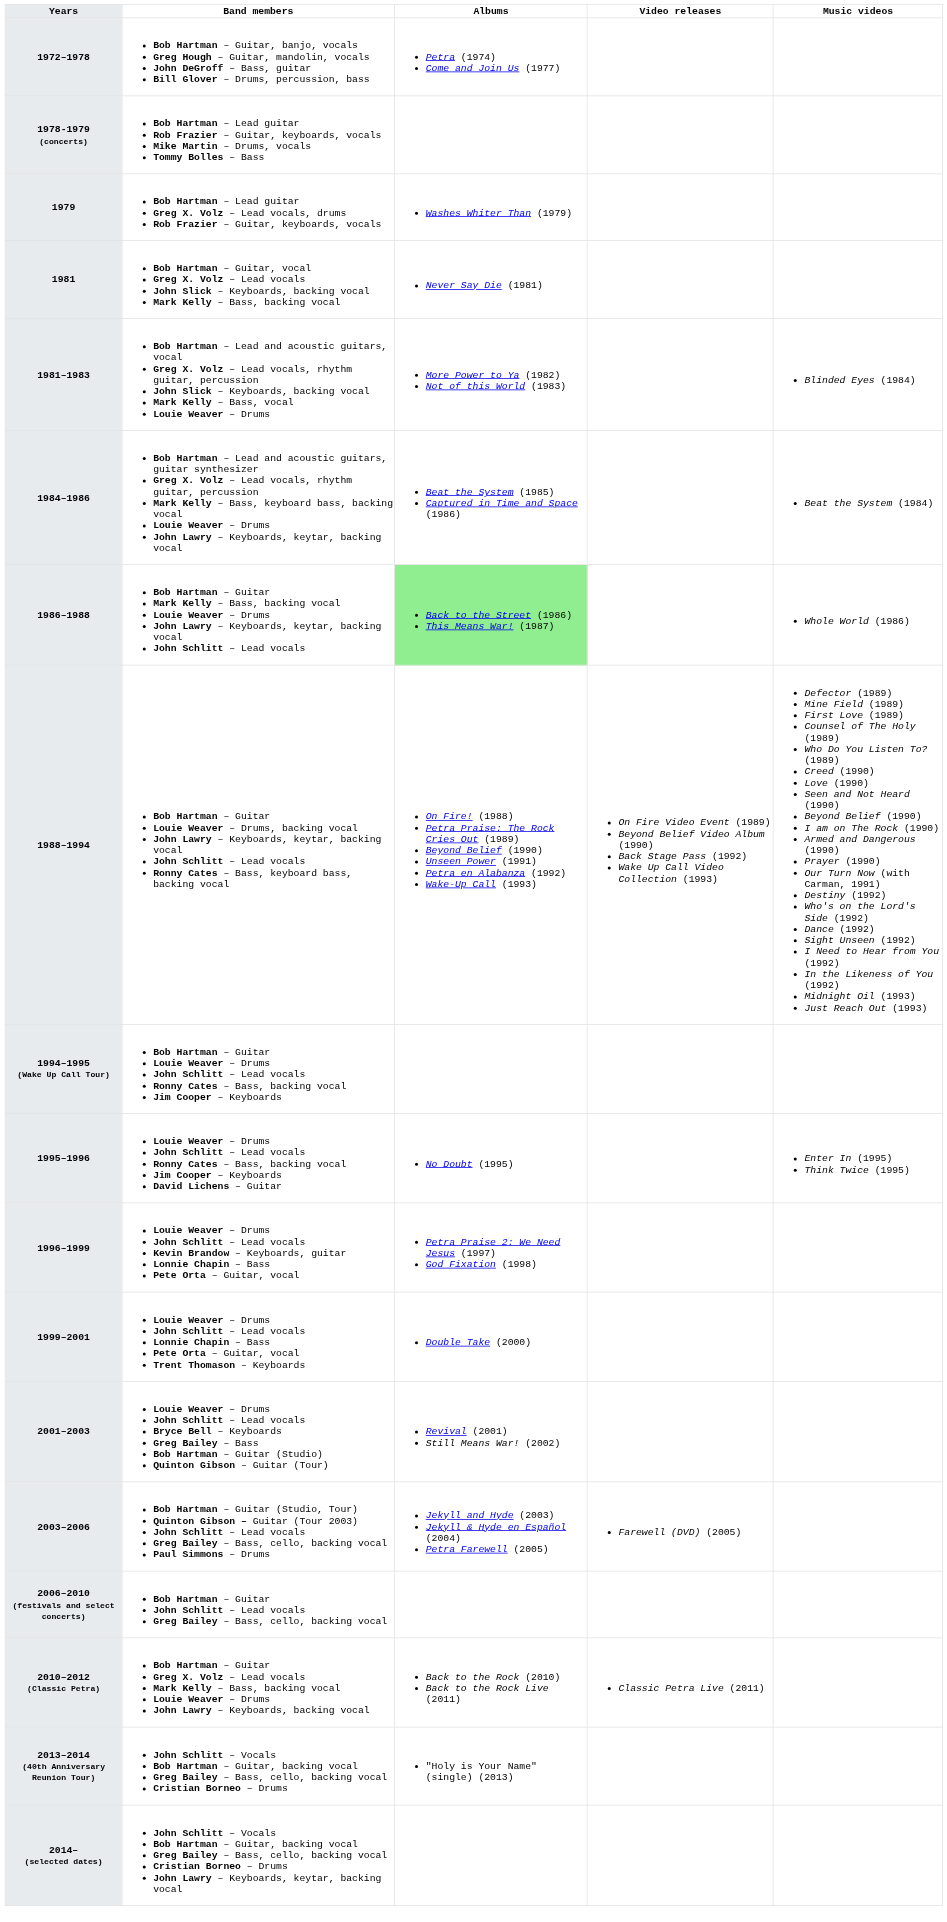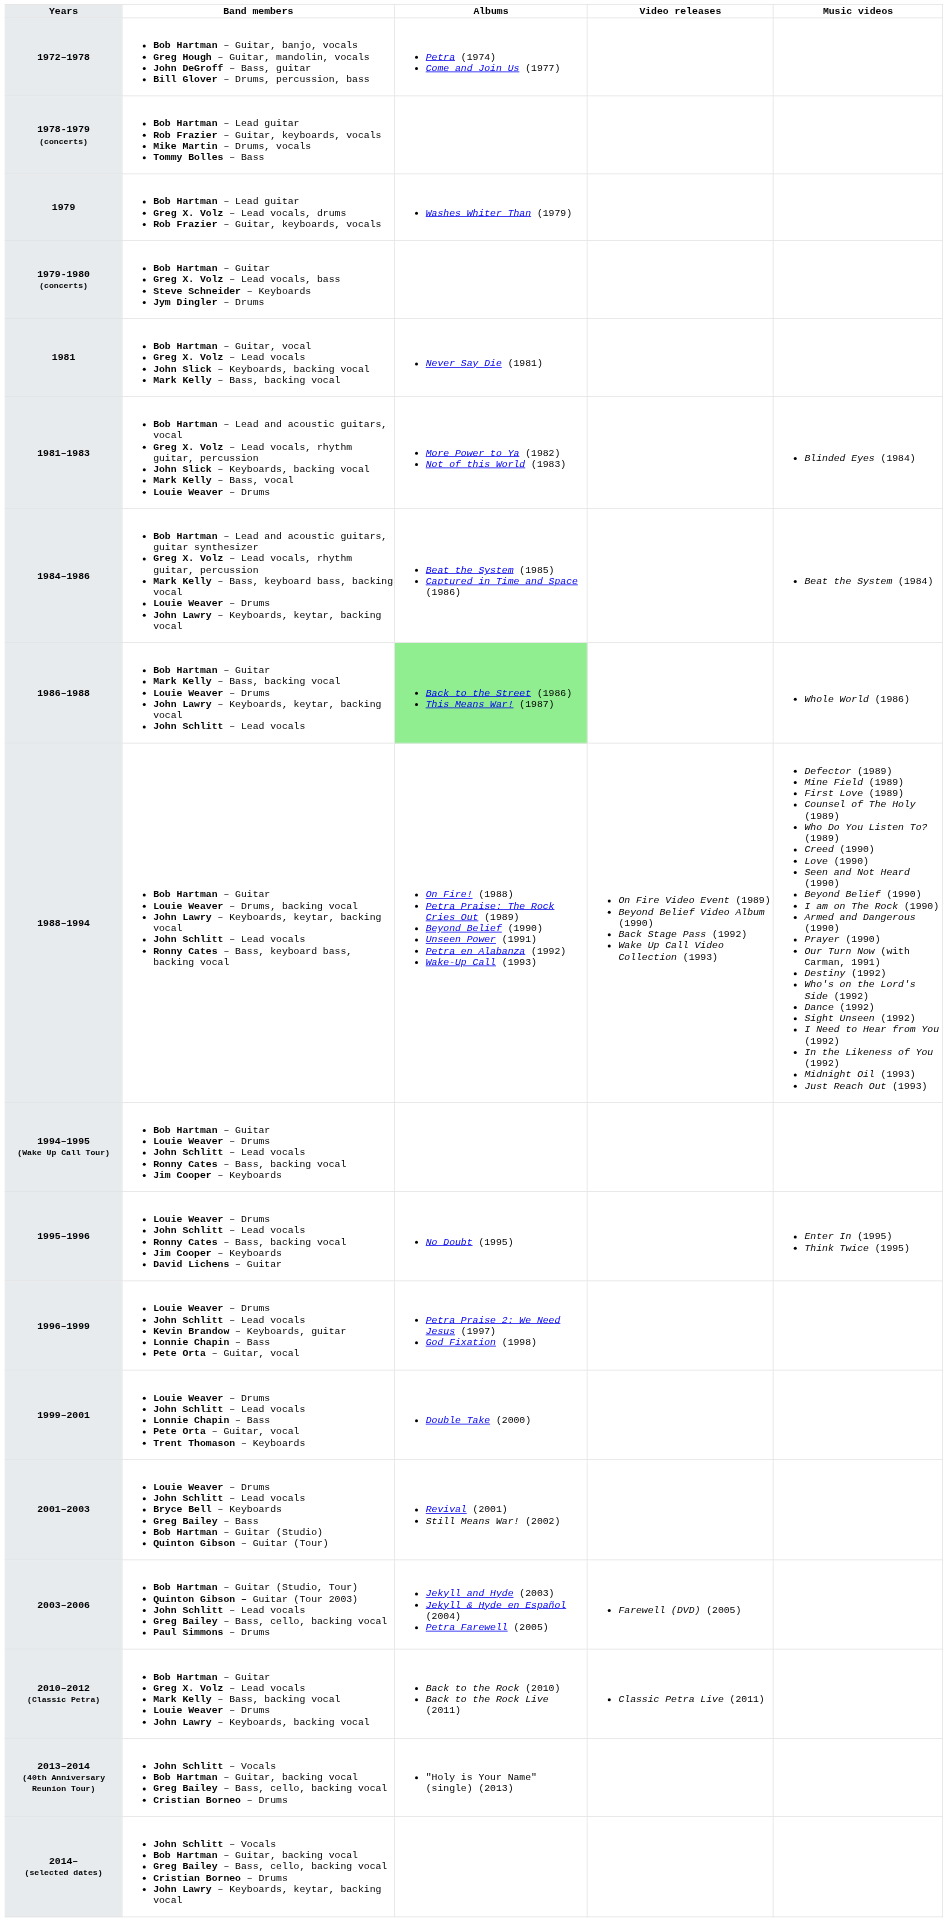+ row: (64, 279)
- row: (64, 1604)
